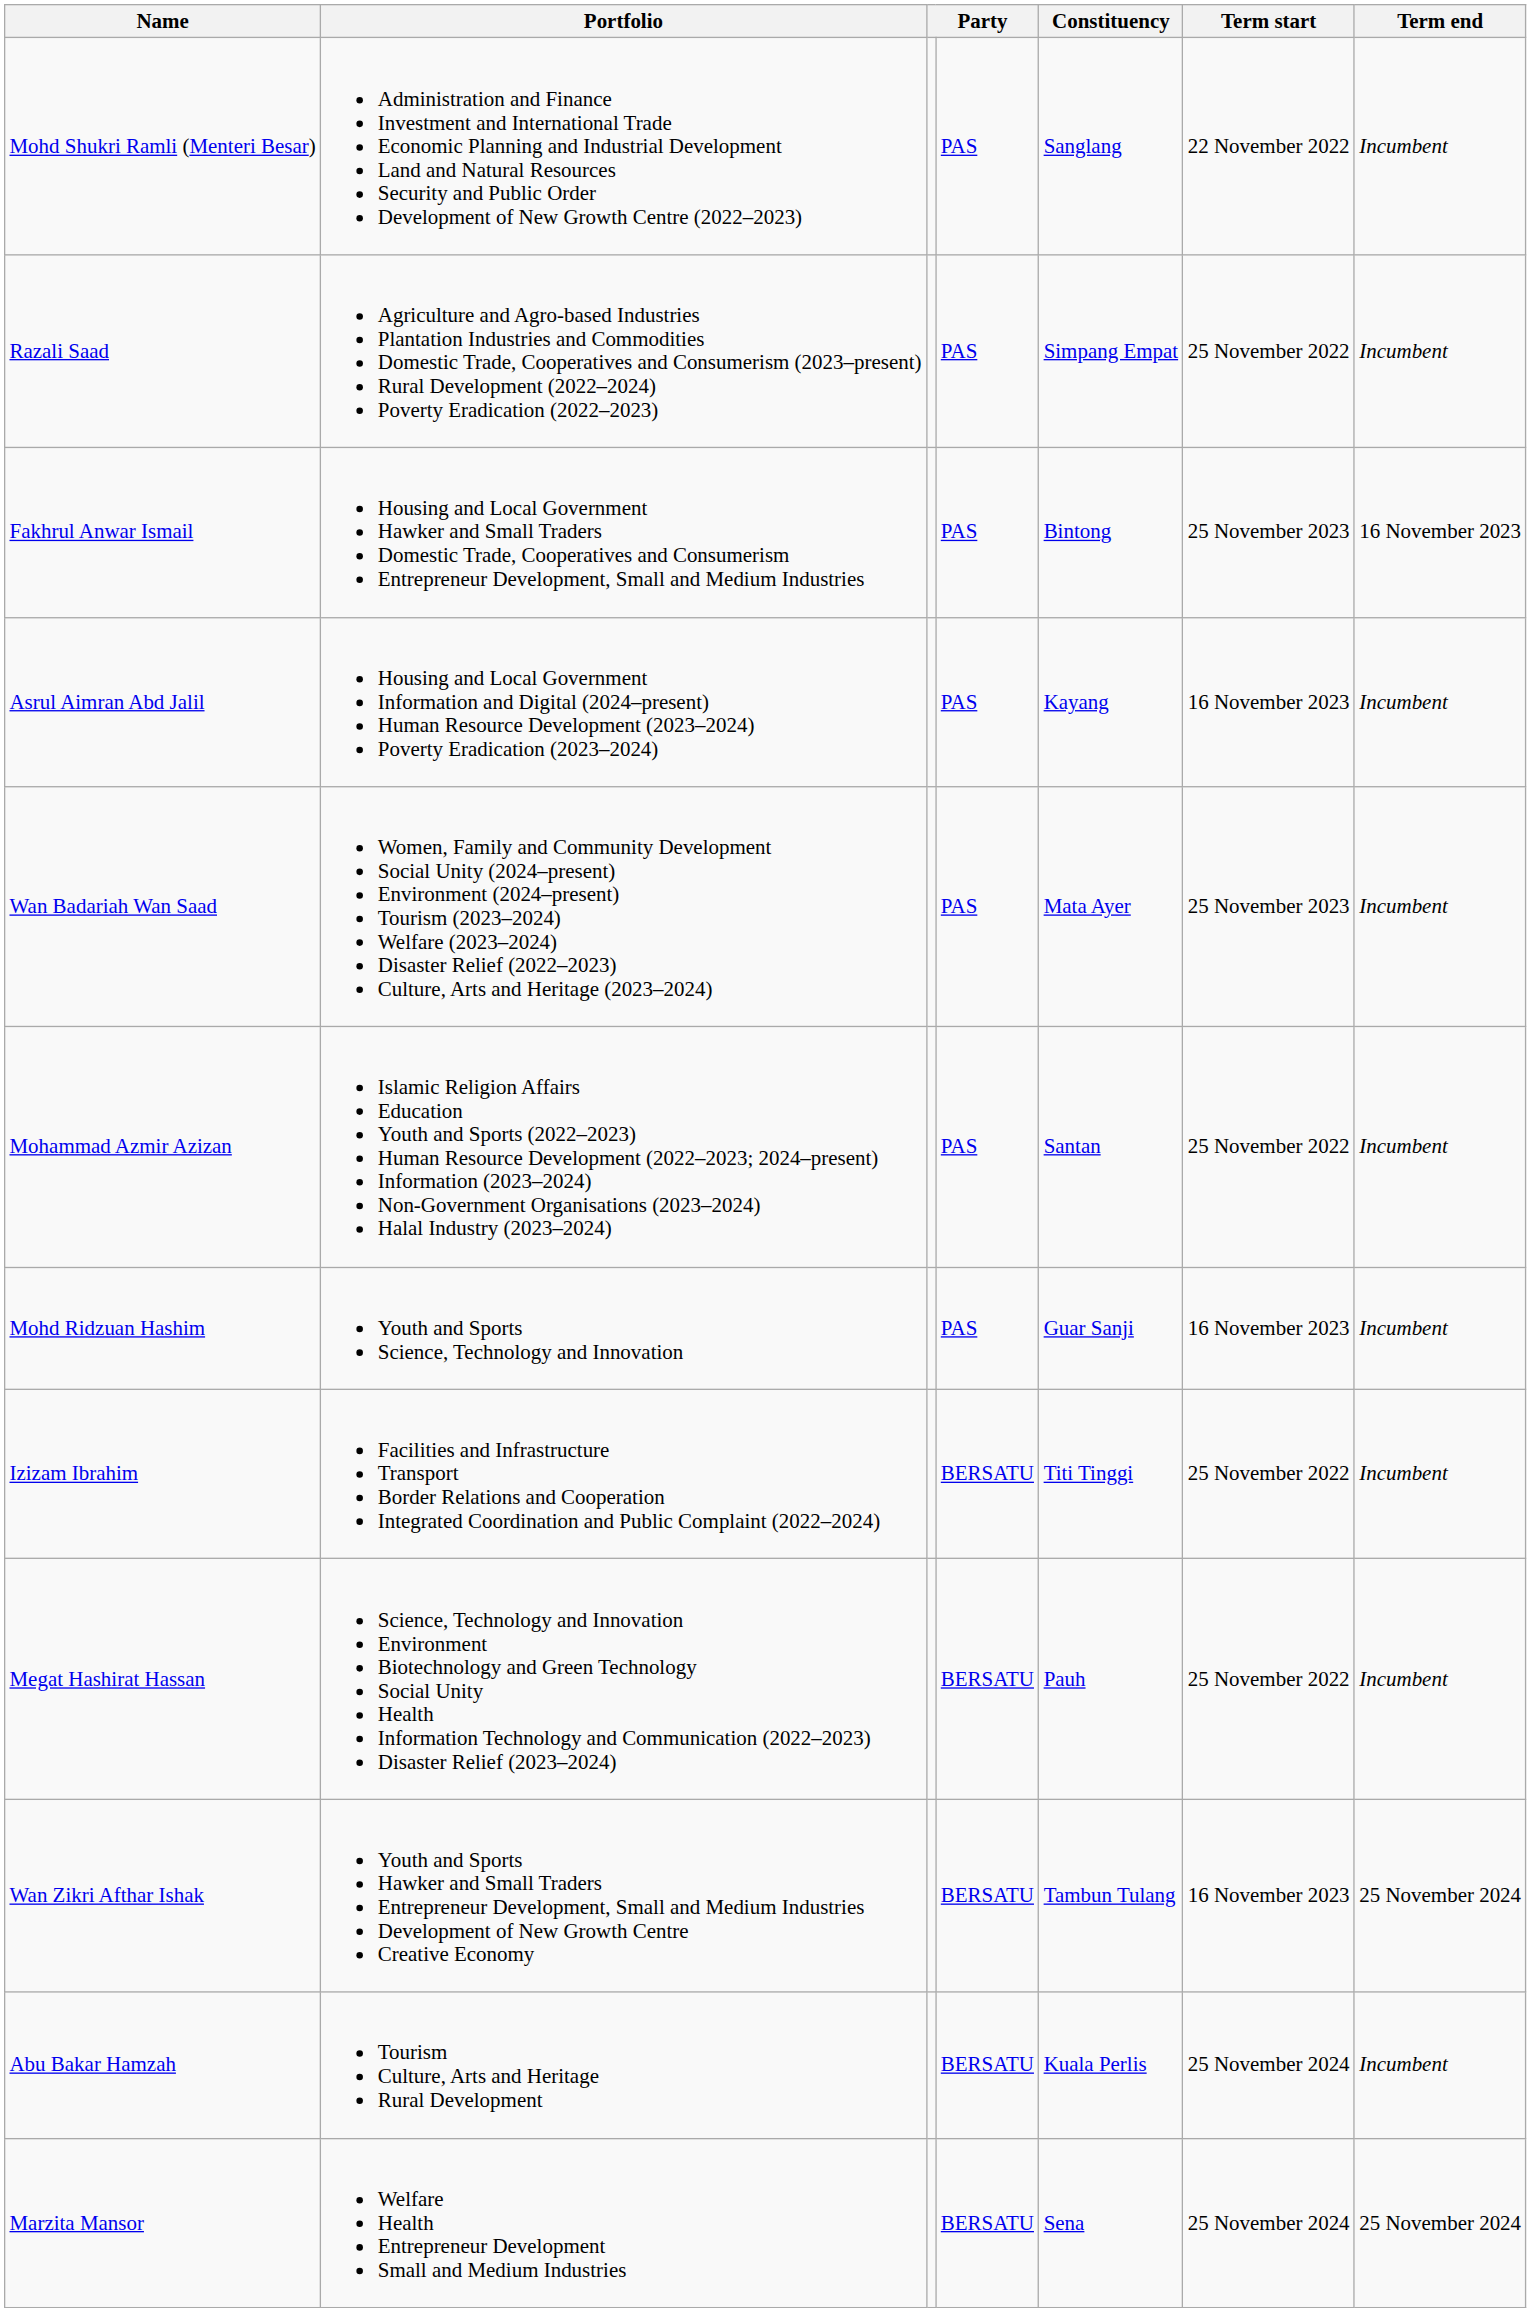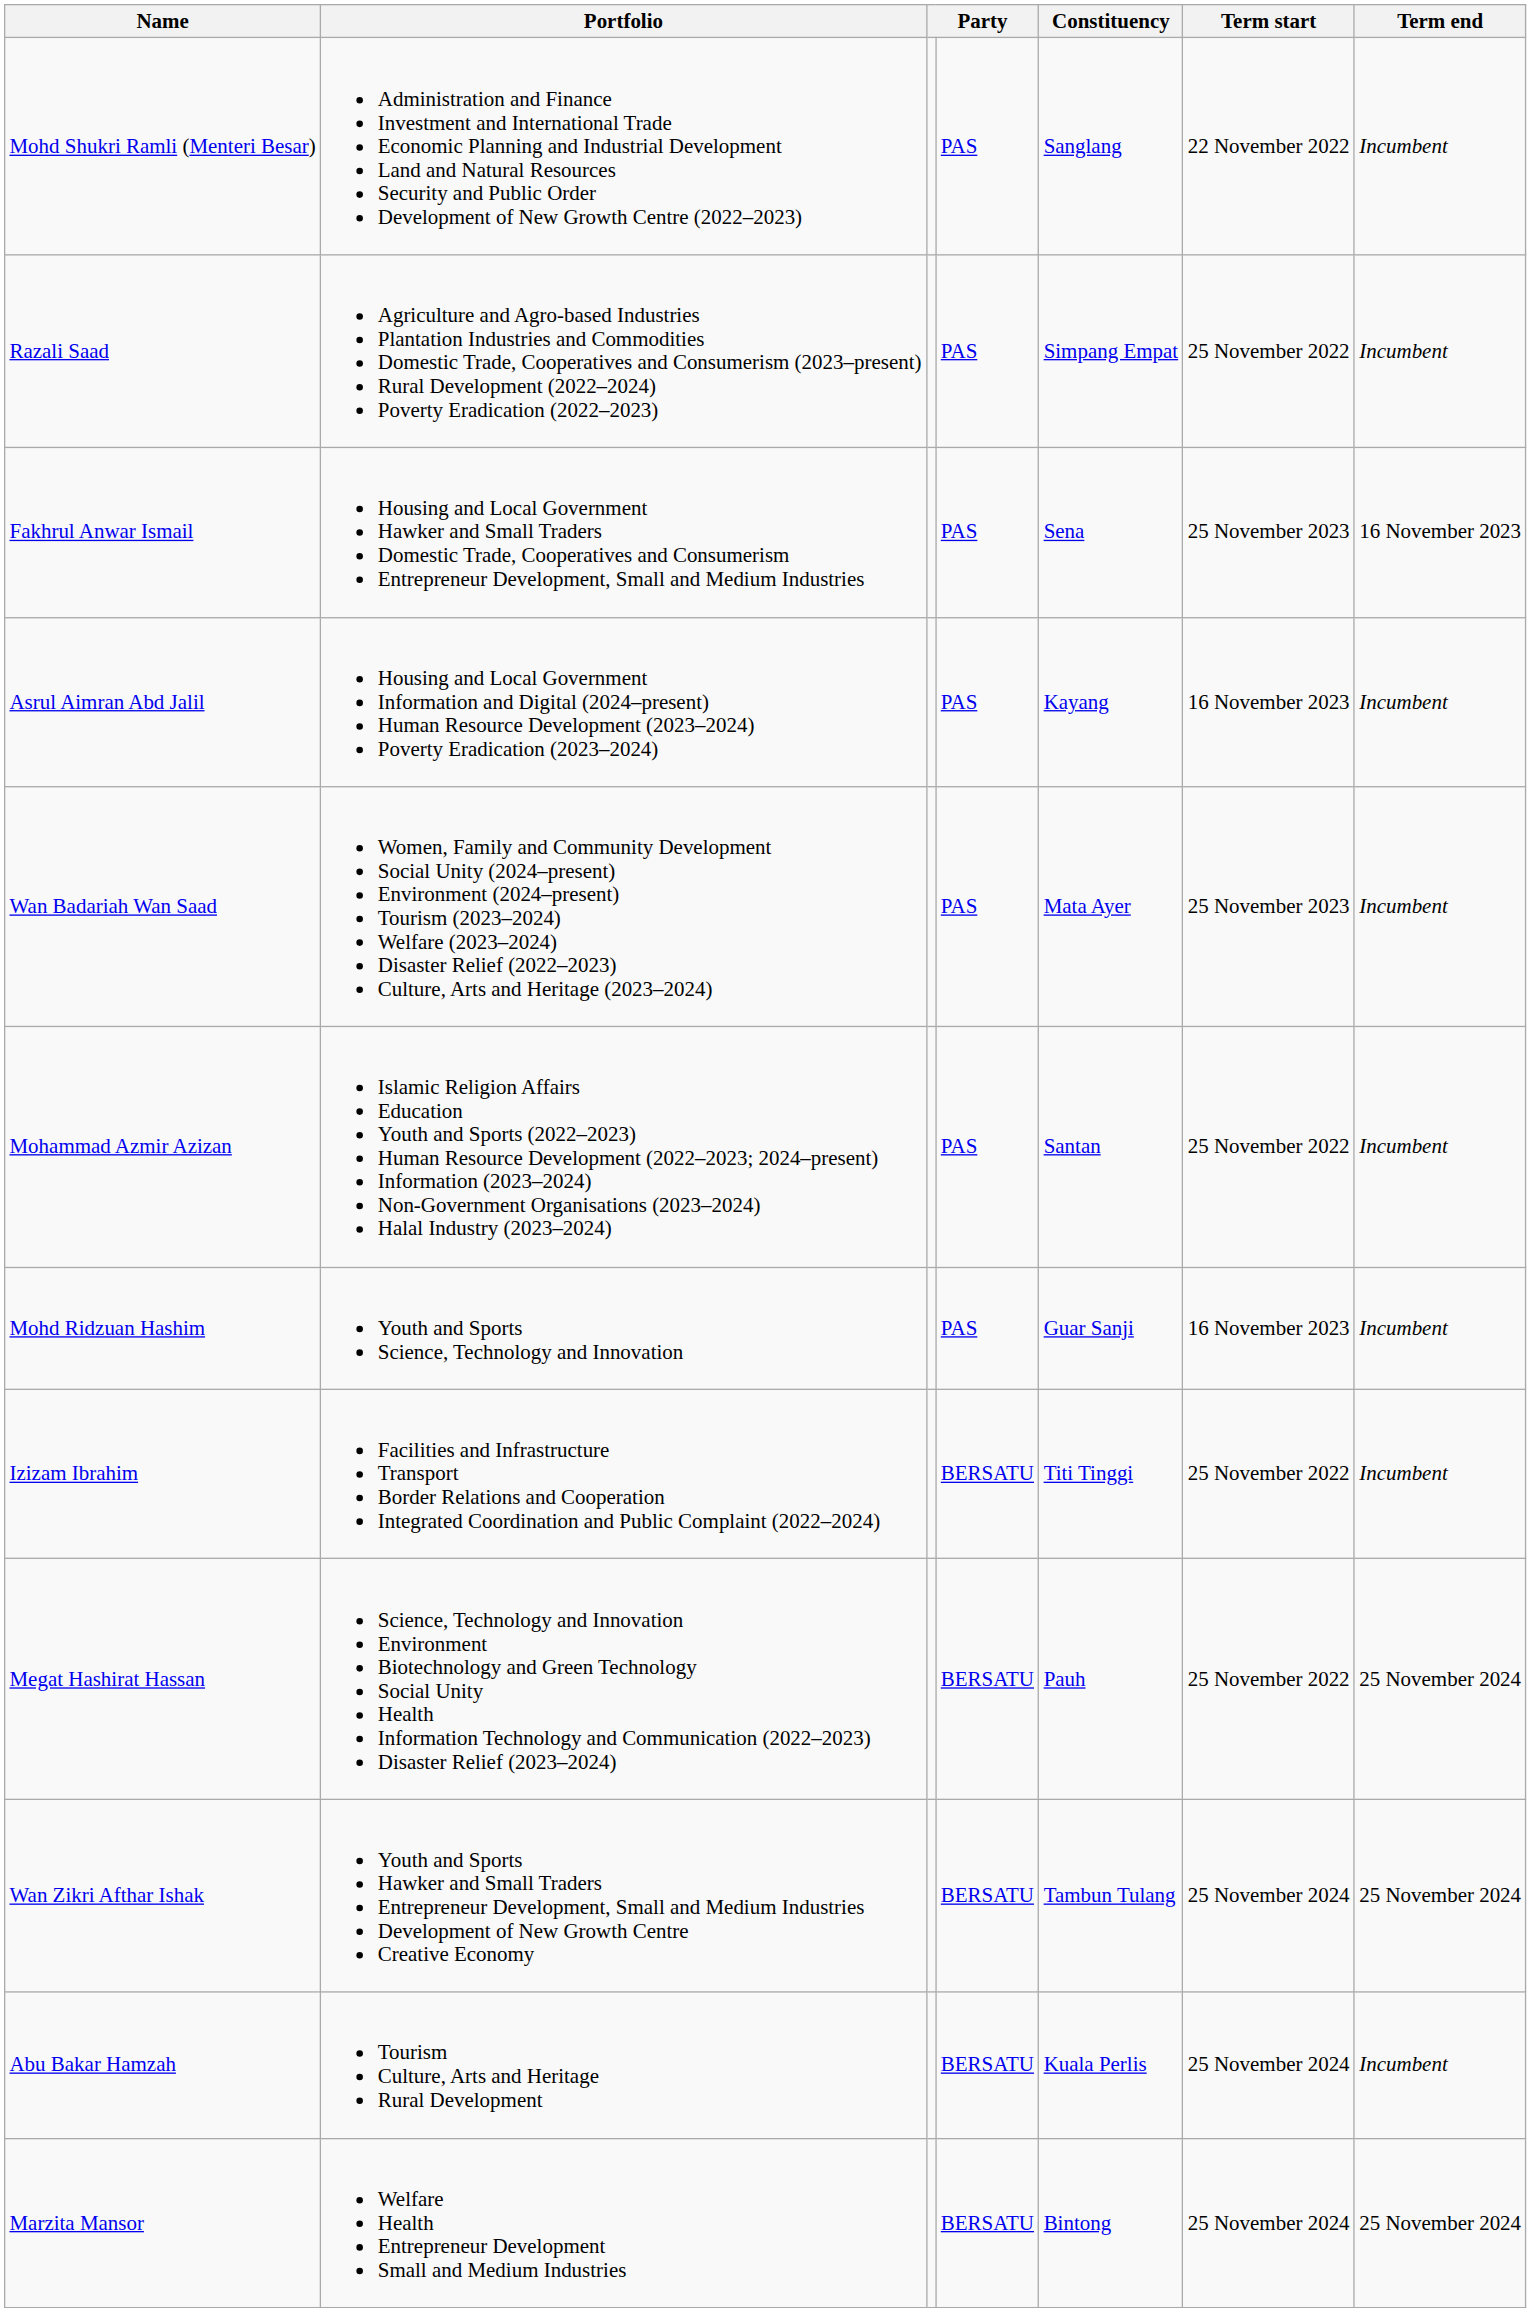(1077, 532) Bintong -> (1064, 532) Sena
(1403, 1678) Incumbent -> (1440, 1678) 25 November 2024
(1269, 1895) 16 November 2023 -> (1269, 1895) 25 November 2024
(1064, 2222) Sena -> (1077, 2222) Bintong
